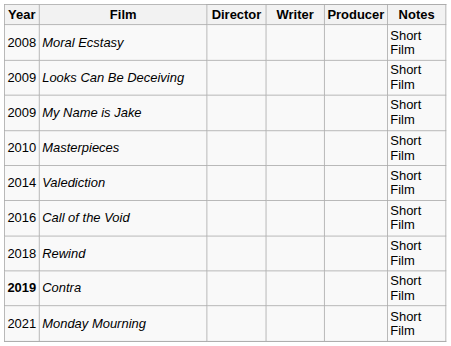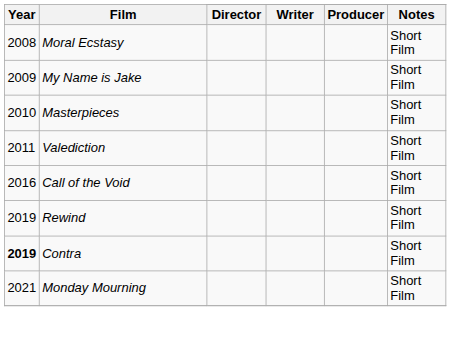- row: (113, 77)
(22, 183) 2014 -> (21, 148) 2011
(22, 253) 2018 -> (22, 218) 2019
